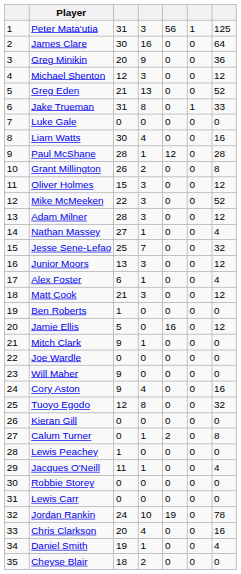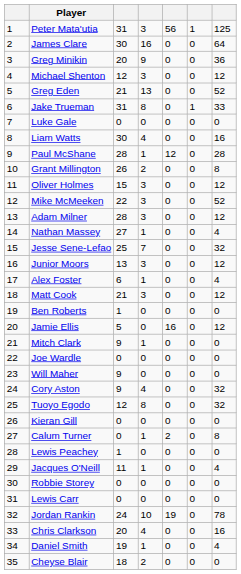(220, 389) 16 -> (220, 389) 32
